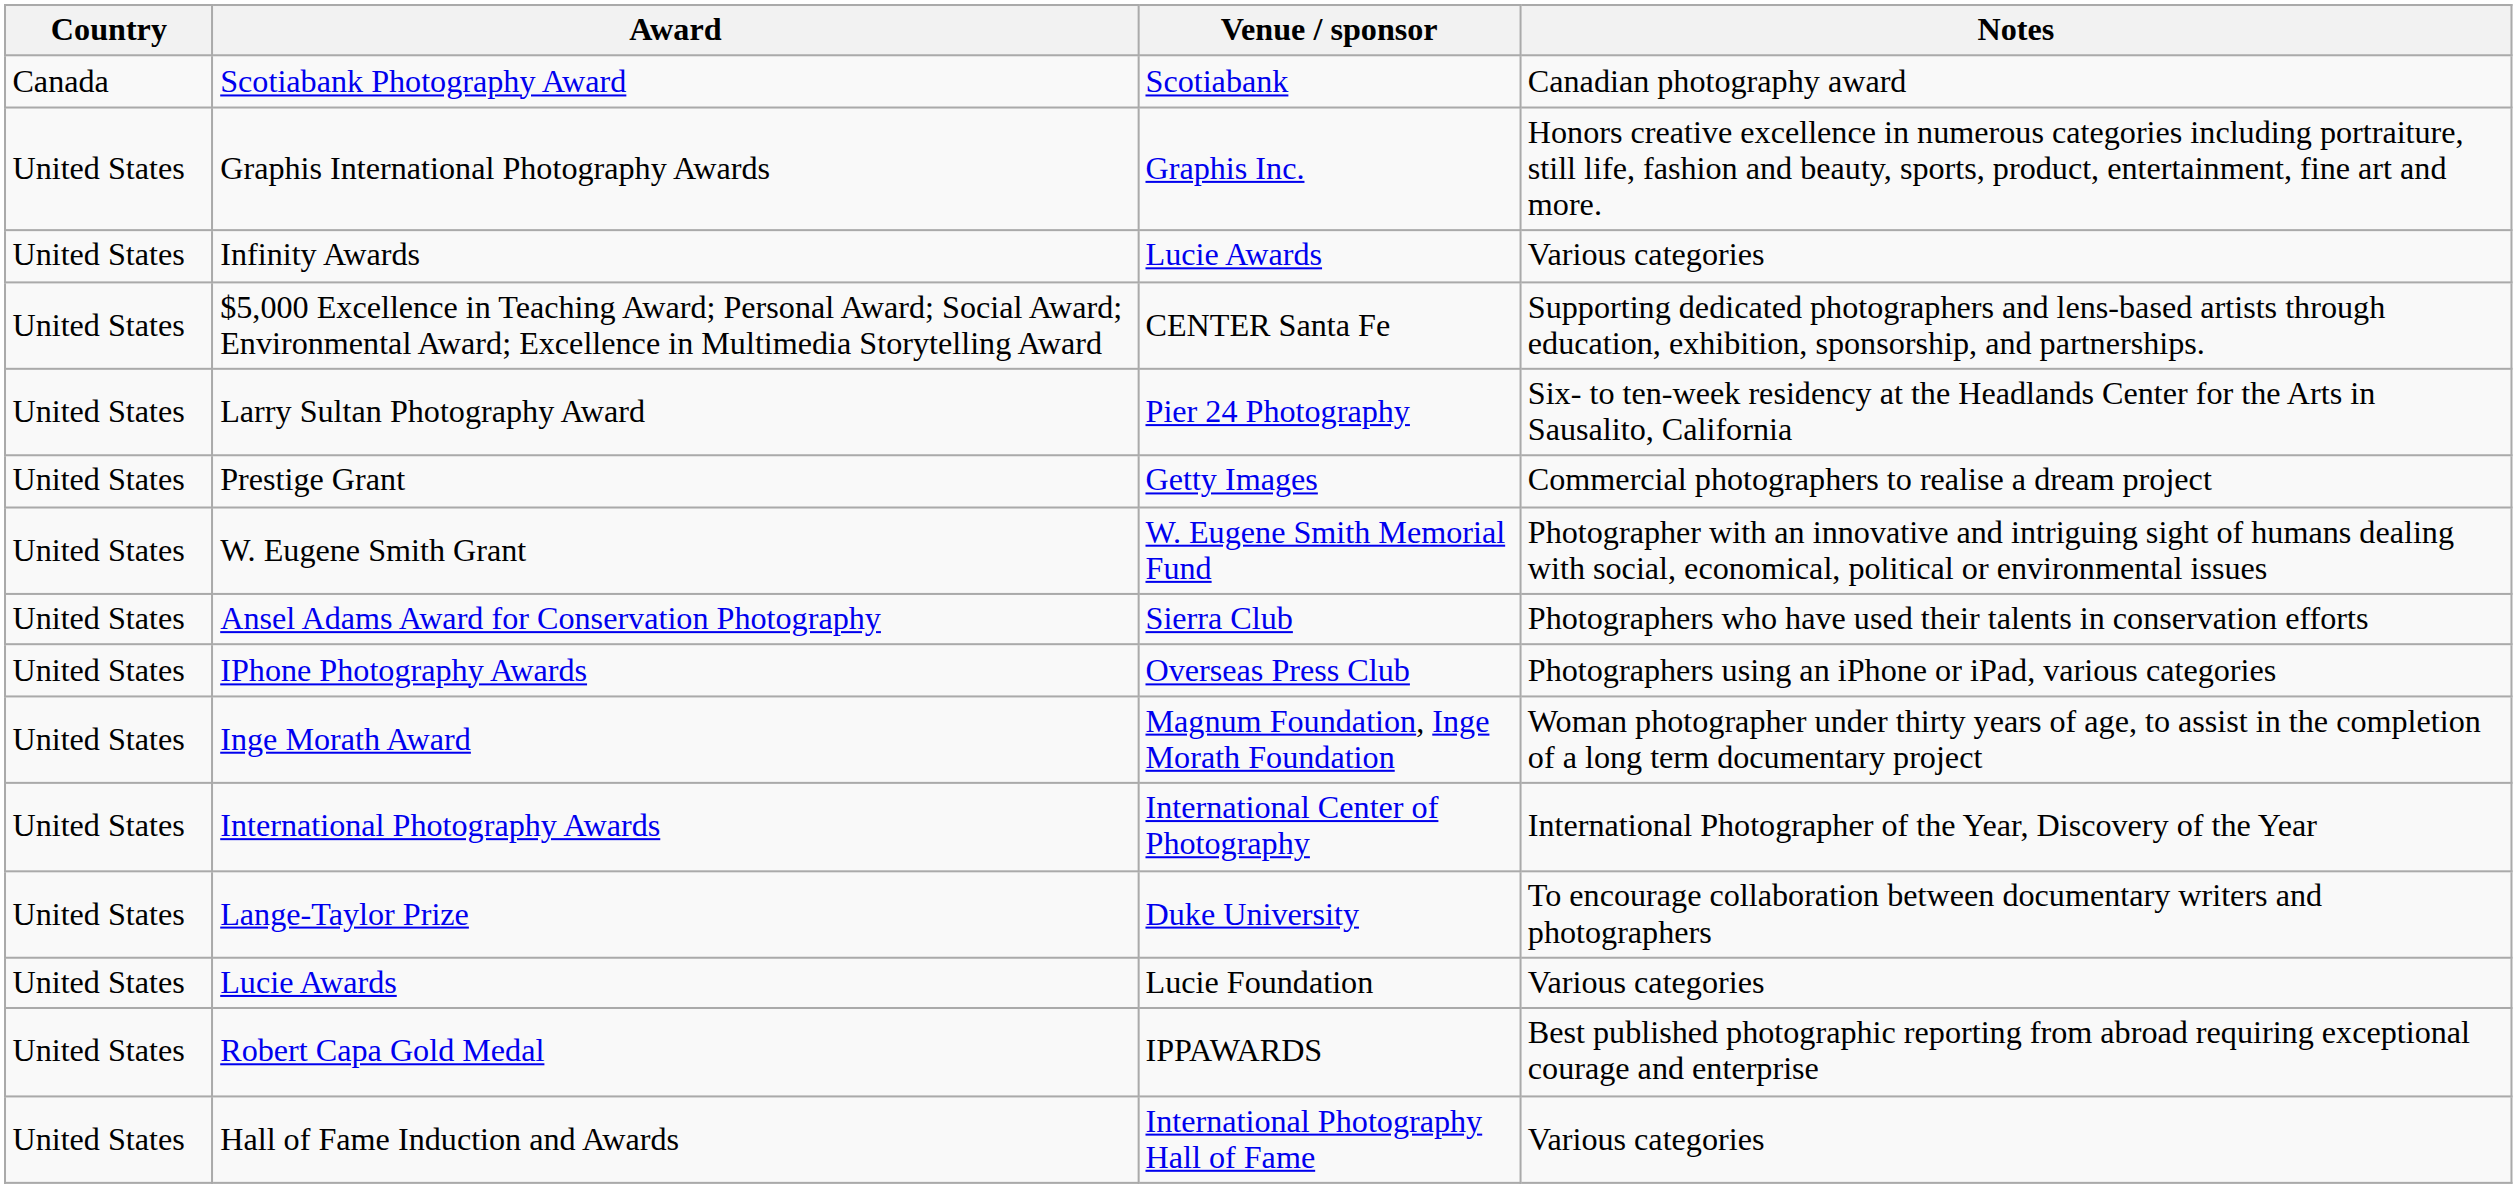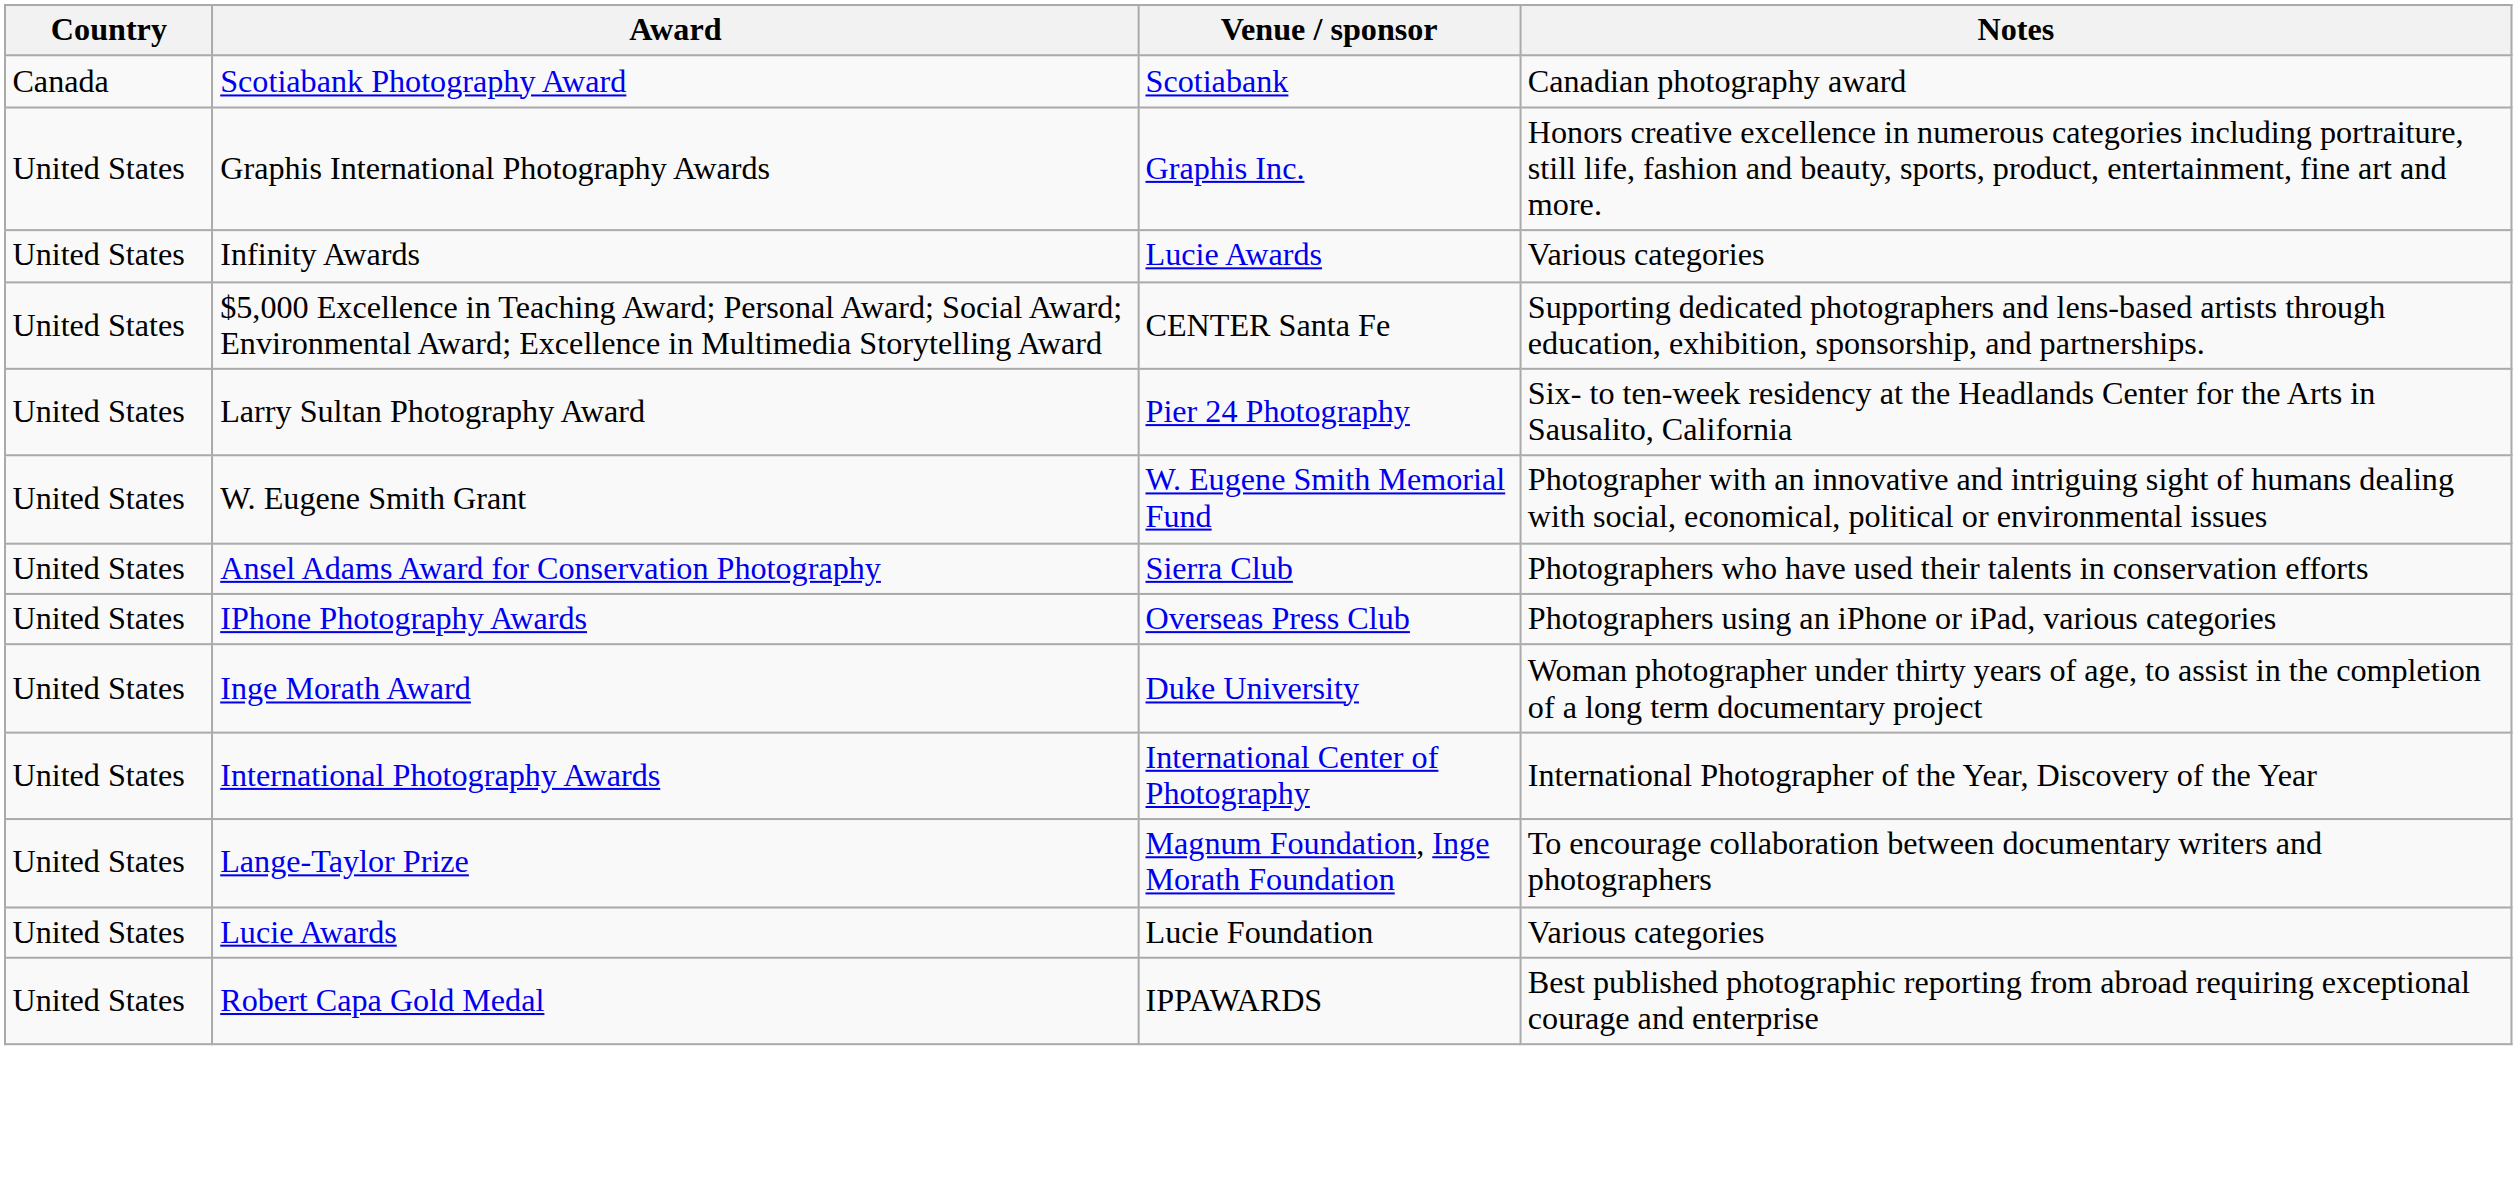- row: (313, 480)
(1317, 739) Magnum Foundation, Inge Morath Foundation -> (1252, 688) Duke University
(1252, 913) Duke University -> (1317, 862) Magnum Foundation, Inge Morath Foundation
- row: (450, 1138)
